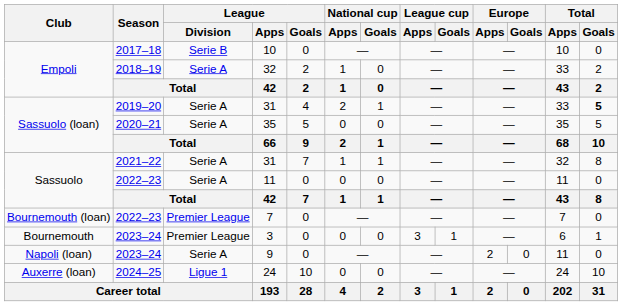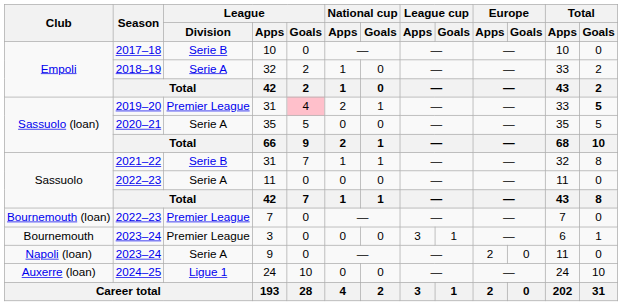(208, 106) Serie A -> (208, 106) Premier League
(306, 106) no background -> (306, 106) pink background
(208, 161) Serie A -> (208, 161) Serie B
